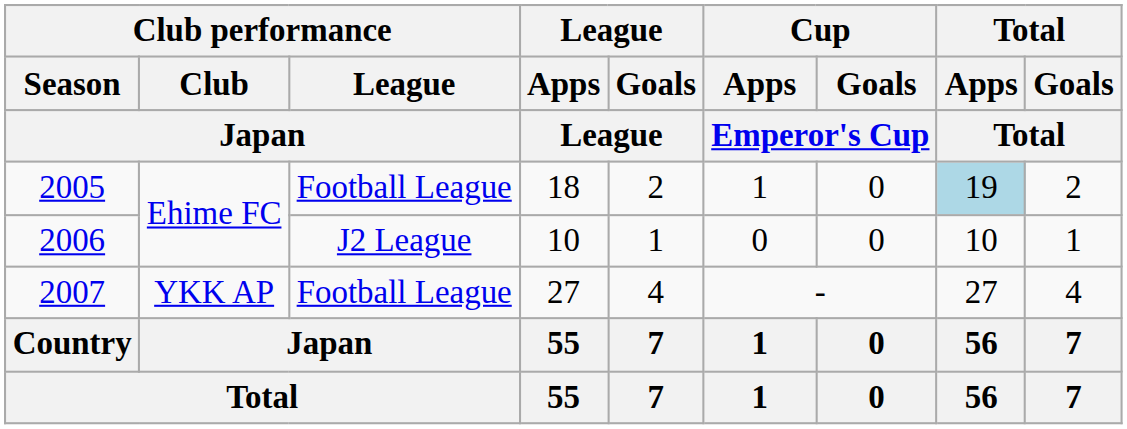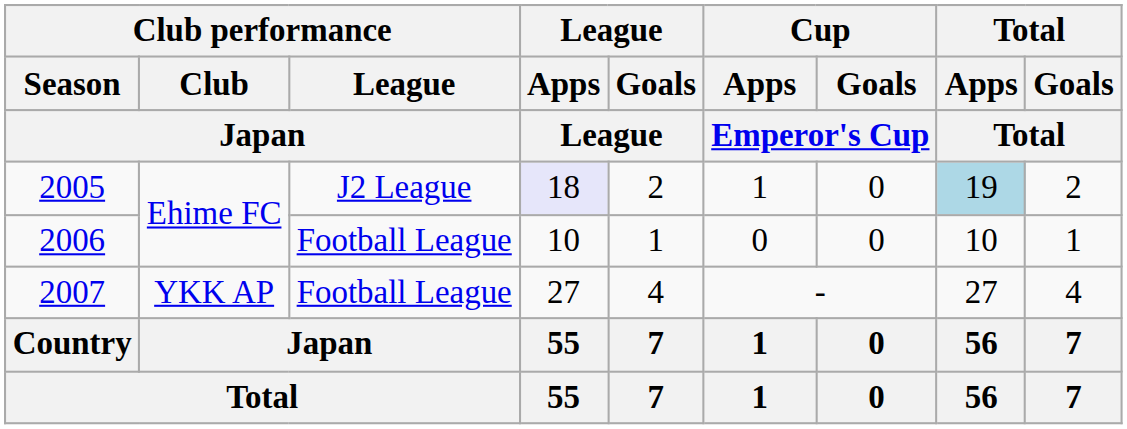(404, 187) Football League -> (404, 187) J2 League
(564, 187) no background -> (564, 187) lavender background
(404, 239) J2 League -> (404, 239) Football League
